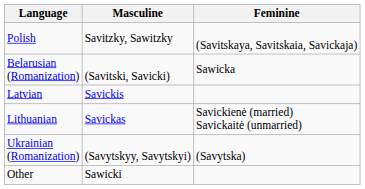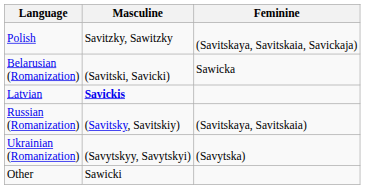(104, 94) normal -> (105, 94) bold
- row: (32, 119)
+ row: (43, 119)
